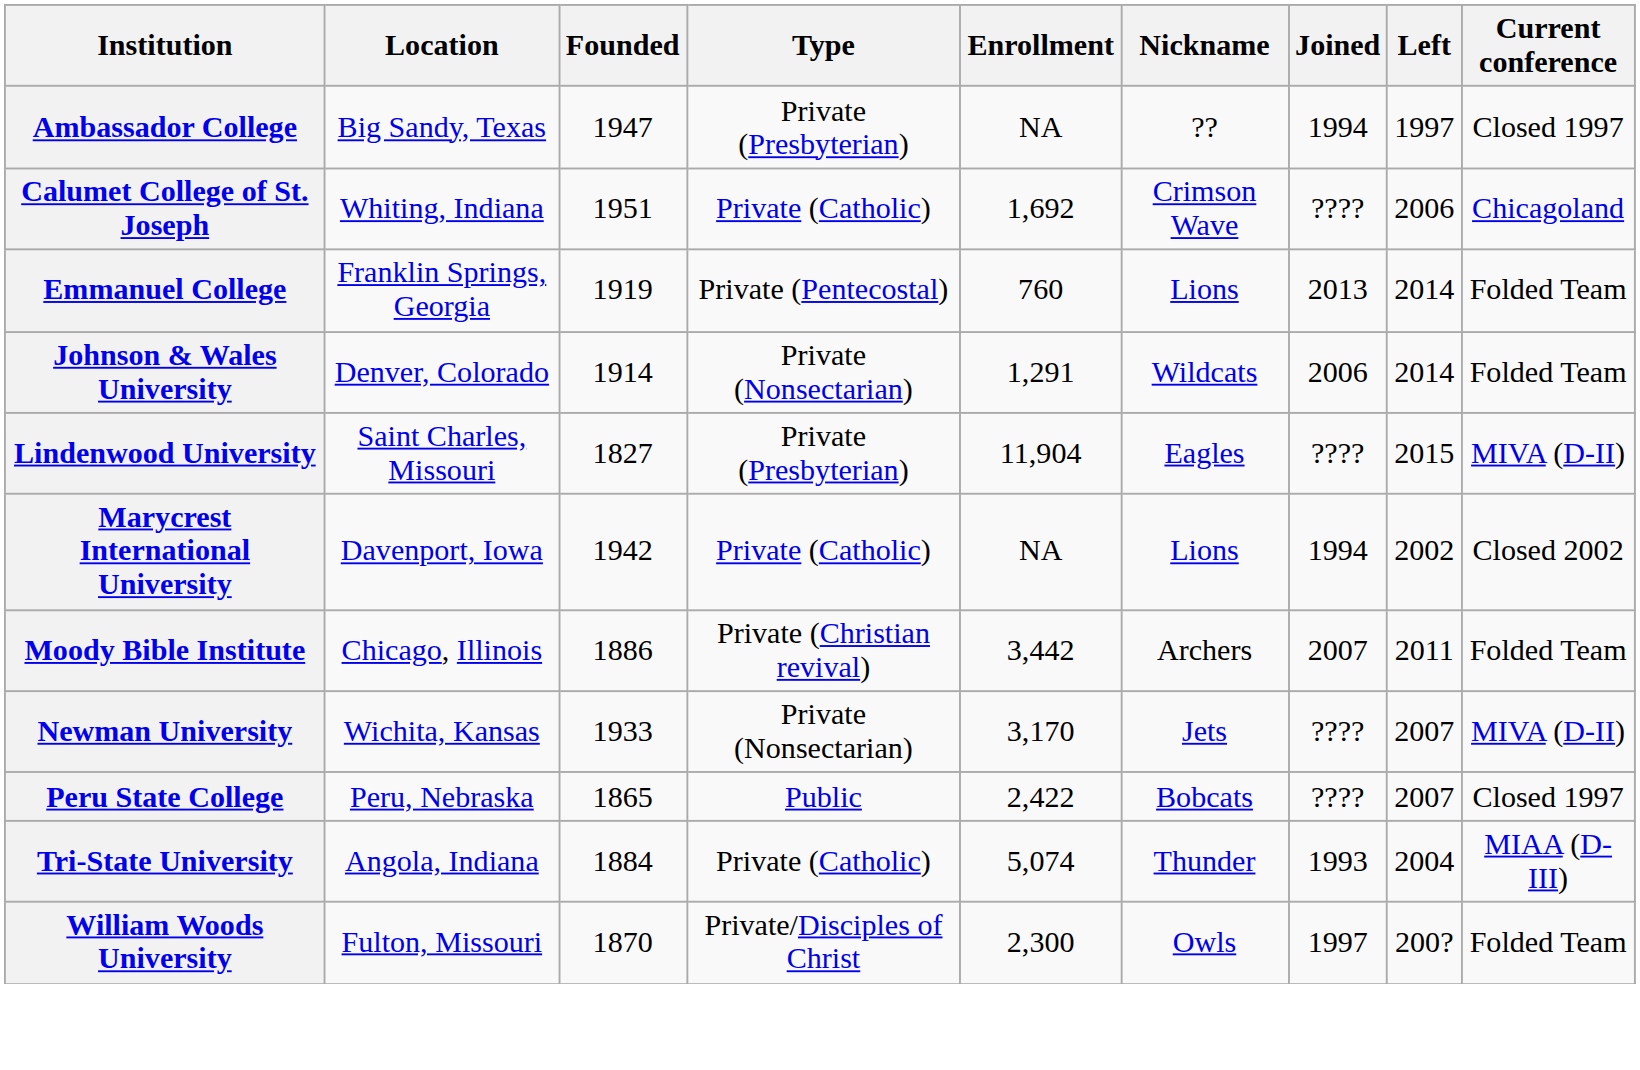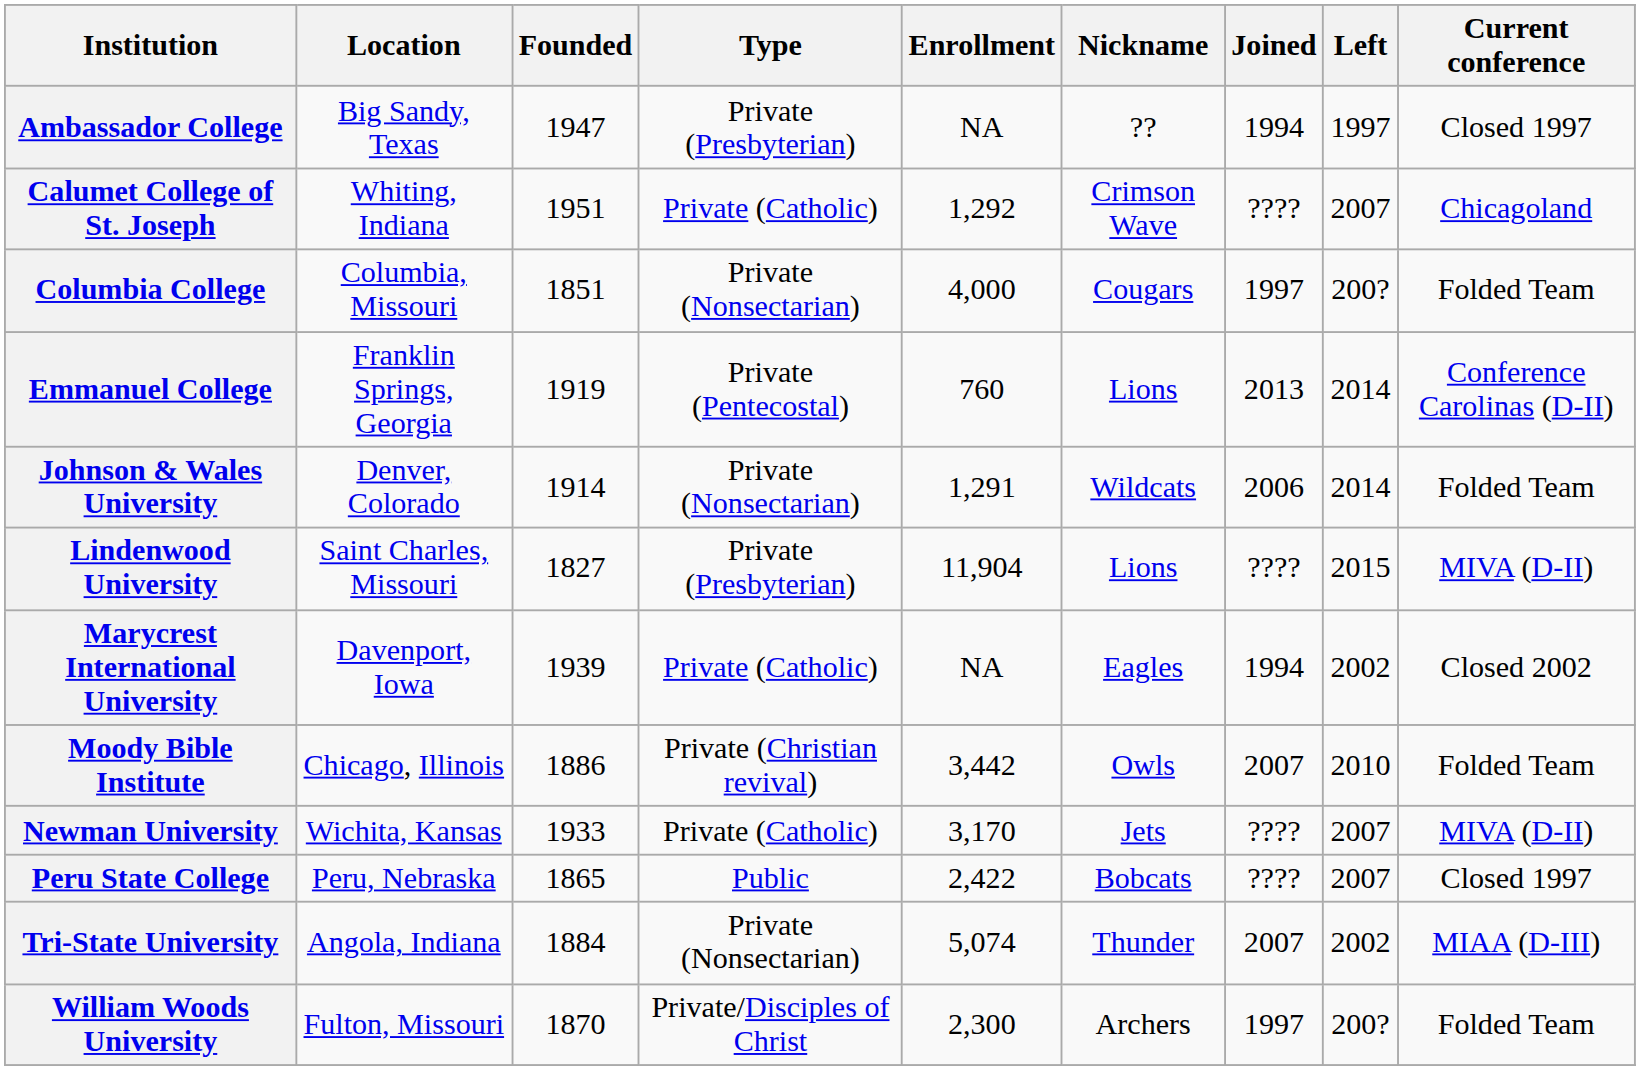(1041, 208) 1,692 -> (982, 208) 1,292
(1424, 208) 2006 -> (1361, 208) 2007
+ row: (150, 289)
(1548, 289) Folded Team -> (1516, 388) Conference Carolinas (D-II)
(1204, 452) Eagles -> (1143, 568) Lions
(623, 551) 1942 -> (575, 666) 1939
(1205, 551) Lions -> (1143, 666) Eagles
(1205, 649) Archers -> (1143, 765) Owls
(1424, 649) 2011 -> (1361, 765) 2010
(823, 731) Private (Nonsectarian) -> (770, 829) Private (Catholic)
(823, 860) Private (Catholic) -> (770, 942) Private (Nonsectarian)
(1338, 860) 1993 -> (1274, 942) 2007
(1424, 860) 2004 -> (1361, 942) 2002
(1204, 942) Owls -> (1143, 1023) Archers
